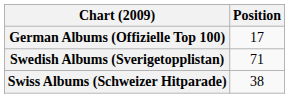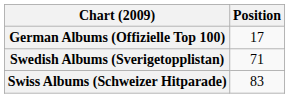(257, 81) 38 -> (257, 81) 83
